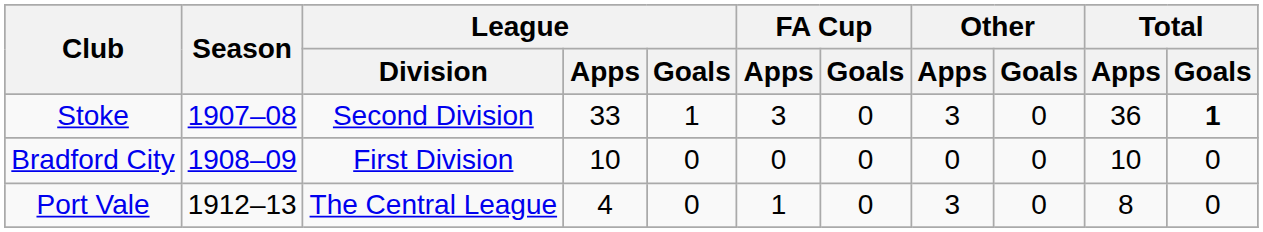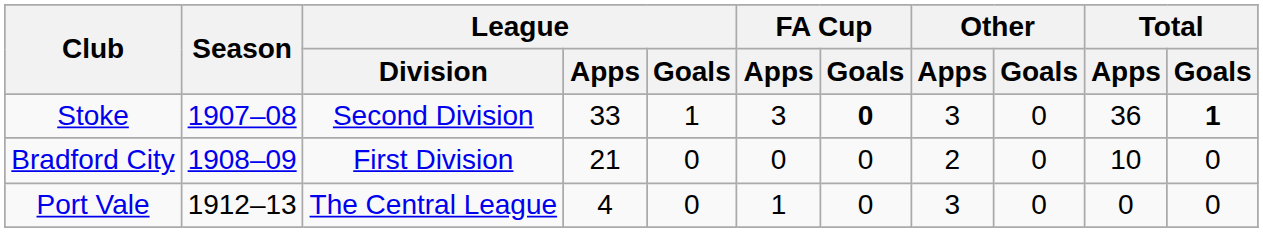(865, 115) normal -> (865, 115) bold
(605, 159) 10 -> (605, 159) 21
(952, 159) 0 -> (952, 159) 2
(1126, 204) 8 -> (1126, 204) 0
